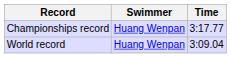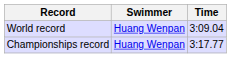rows swapped: (36, 45) <-> (58, 28)
